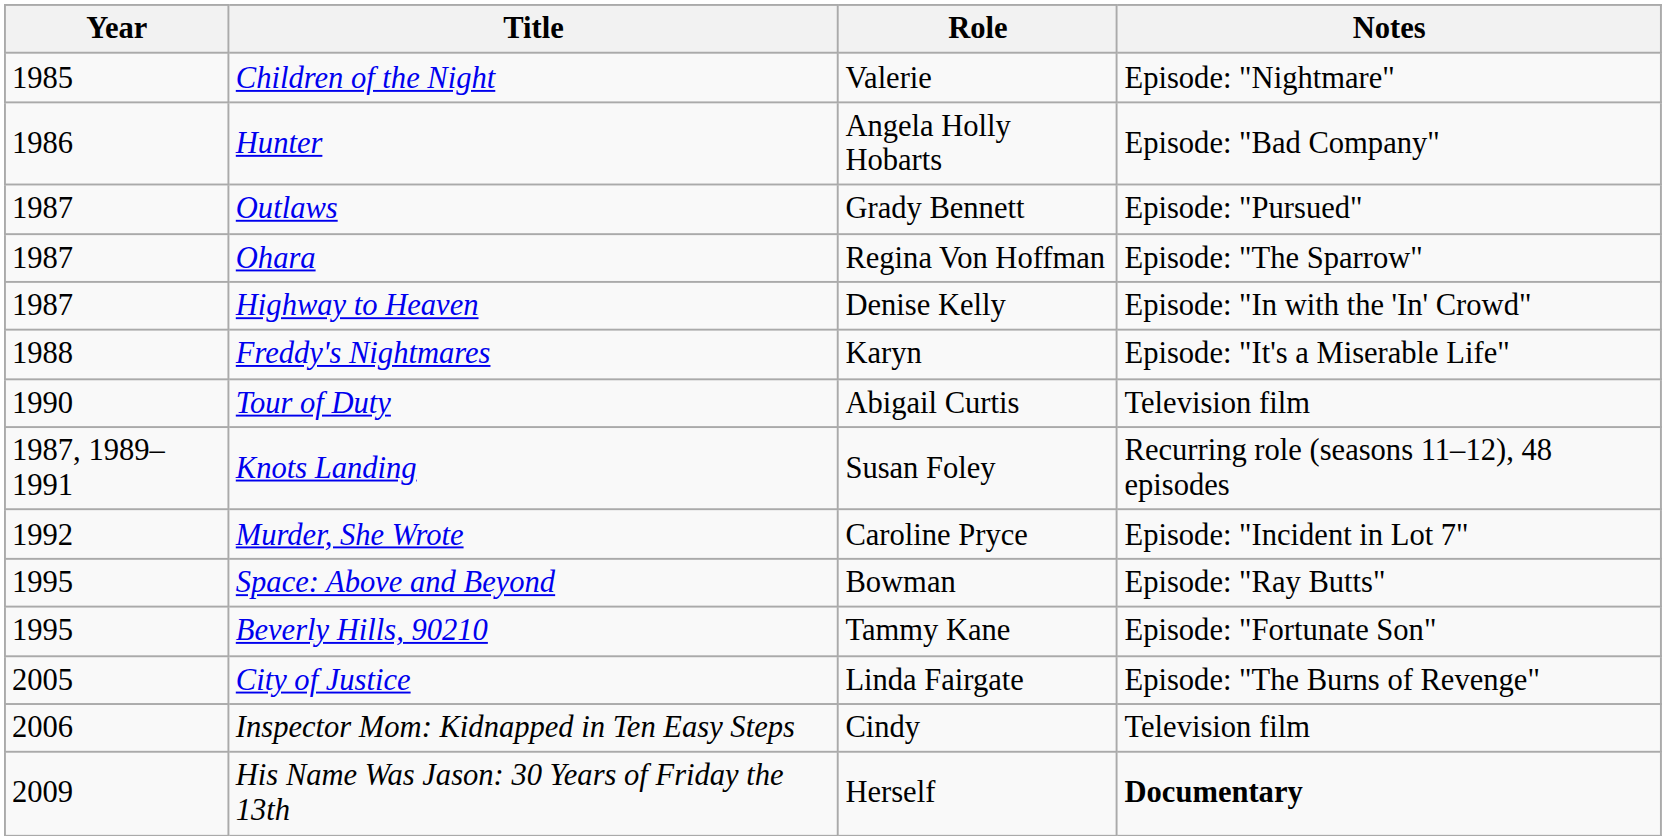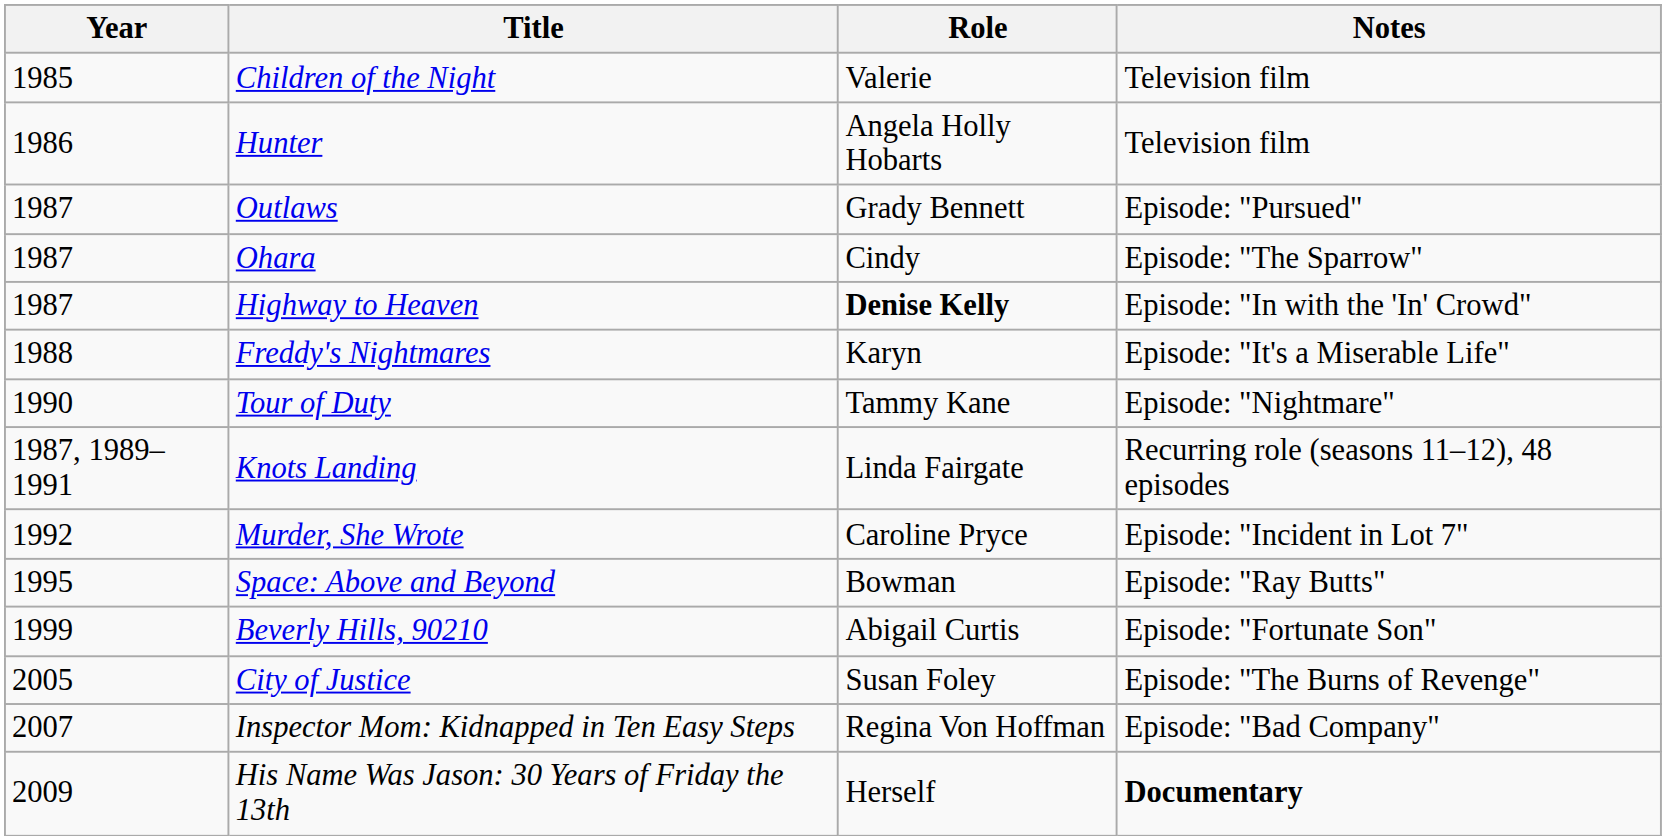(1260, 77) Episode: "Nightmare" -> (1217, 77) Television film
(1282, 142) Episode: "Bad Company" -> (1217, 142) Television film
(975, 256) Regina Von Hoffman -> (883, 256) Cindy
(926, 305) normal -> (927, 305) bold
(932, 402) Abigail Curtis -> (928, 402) Tammy Kane
(1217, 402) Television film -> (1260, 402) Episode: "Nightmare"
(921, 468) Susan Foley -> (935, 468) Linda Fairgate
(43, 630) 1995 -> (43, 630) 1999
(928, 630) Tammy Kane -> (932, 630) Abigail Curtis
(935, 679) Linda Fairgate -> (921, 679) Susan Foley
(43, 727) 2006 -> (43, 727) 2007
(883, 727) Cindy -> (975, 727) Regina Von Hoffman
(1217, 727) Television film -> (1282, 727) Episode: "Bad Company"
